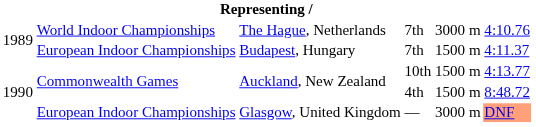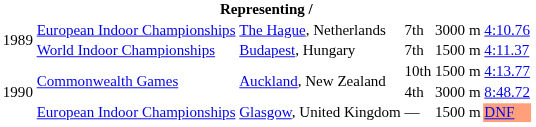(126, 29) World Indoor Championships -> (136, 29) European Indoor Championships
(136, 50) European Indoor Championships -> (126, 50) World Indoor Championships
(458, 92) 1500 m -> (458, 92) 3000 m
(458, 112) 3000 m -> (458, 112) 1500 m
